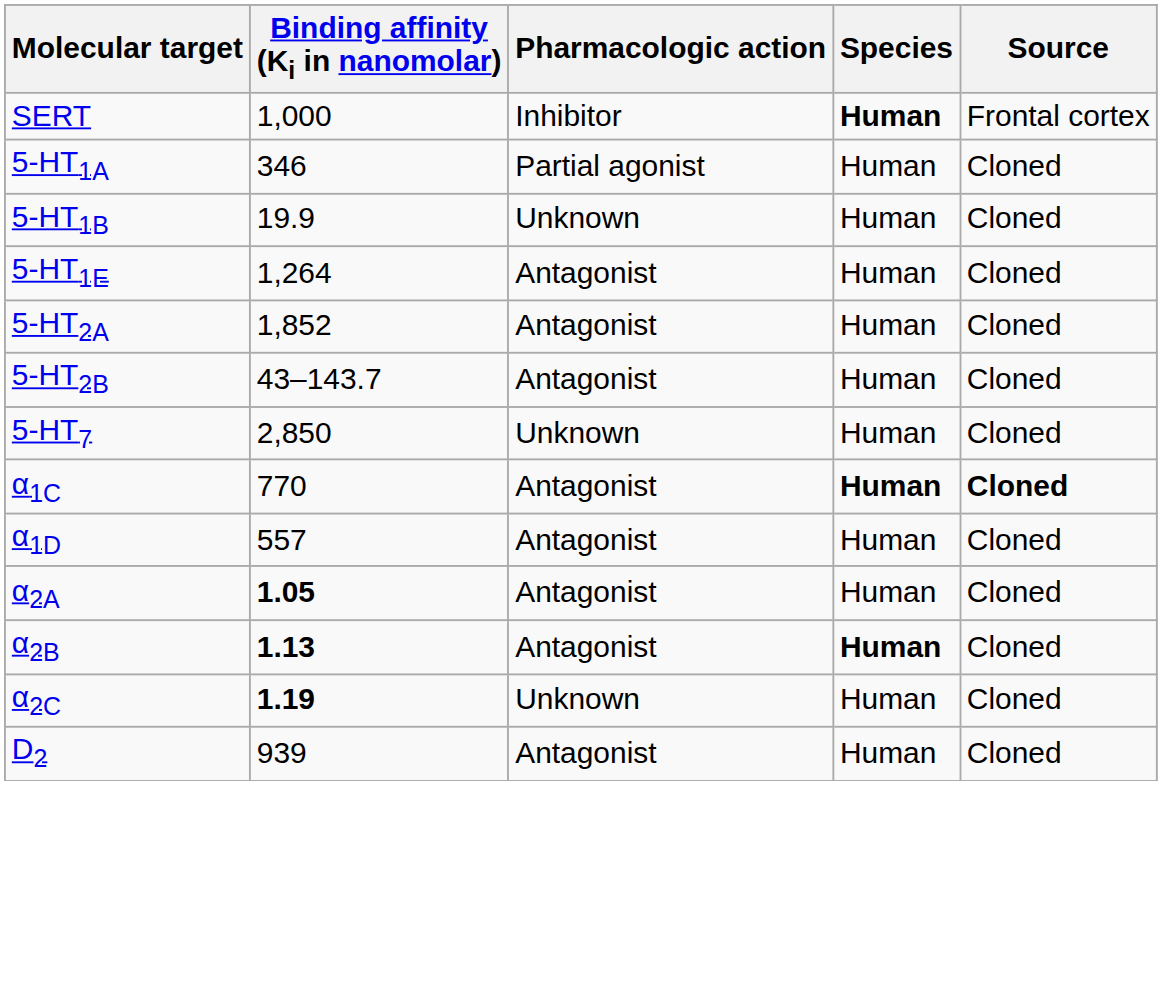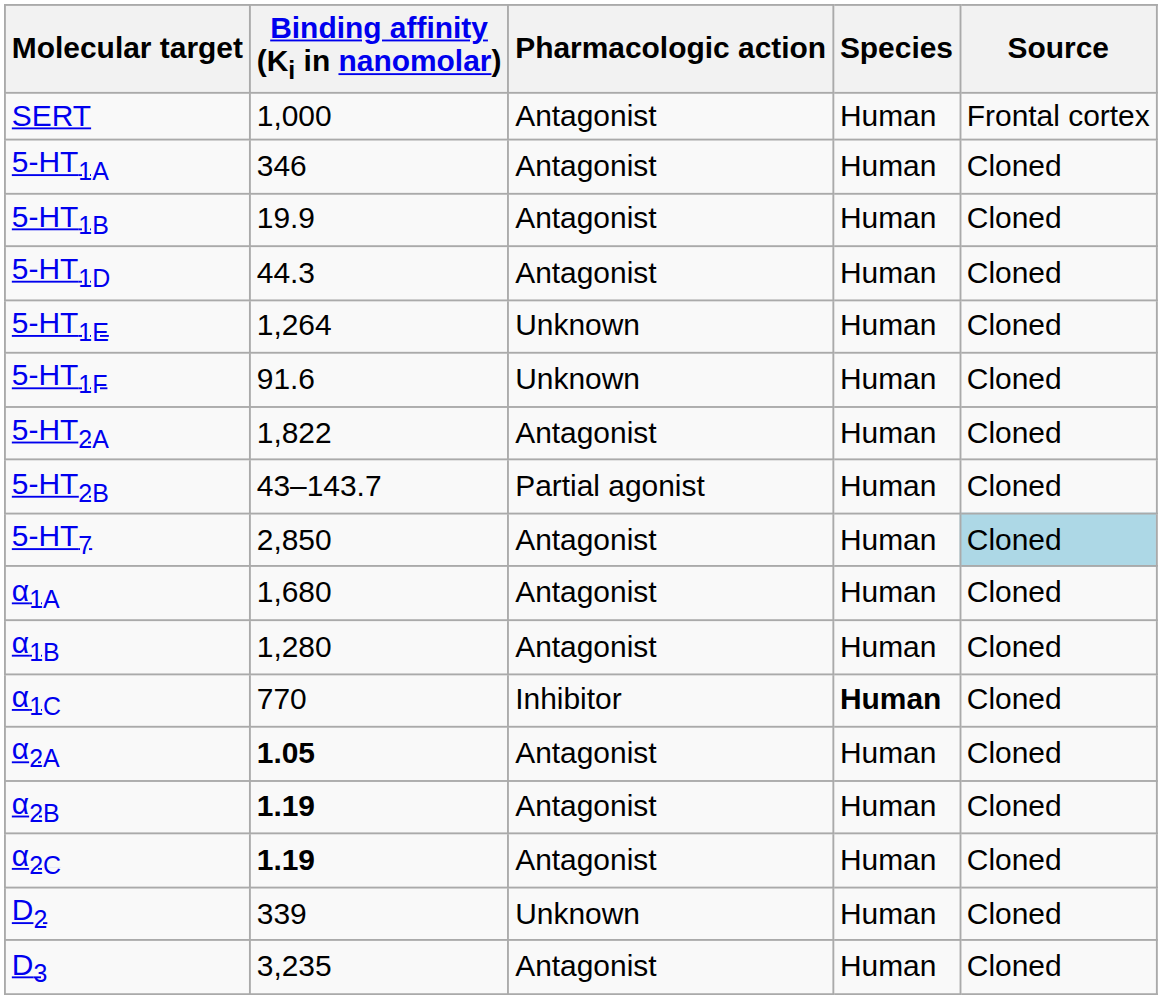(568, 115) Inhibitor -> (586, 115) Antagonist
(891, 115) bold -> (888, 115) normal
(610, 165) Partial agonist -> (586, 165) Antagonist
(578, 219) Unknown -> (586, 219) Antagonist
+ row: (61, 273)
(586, 272) Antagonist -> (578, 325) Unknown
+ row: (60, 380)
(294, 325) 1,852 -> (294, 432) 1,822
(586, 379) Antagonist -> (610, 486) Partial agonist
(578, 432) Unknown -> (586, 539) Antagonist
(1014, 432) no background -> (1014, 539) lightblue background
+ row: (36, 593)
+ row: (36, 647)
(586, 486) Antagonist -> (568, 699) Inhibitor
(1017, 486) bold -> (1014, 699) normal
- row: (36, 540)
(286, 646) 1.13 -> (286, 806) 1.19
(891, 646) bold -> (888, 806) normal
(578, 699) Unknown -> (586, 860) Antagonist
(282, 753) 939 -> (282, 913) 339
(586, 753) Antagonist -> (578, 913) Unknown
+ row: (30, 967)
